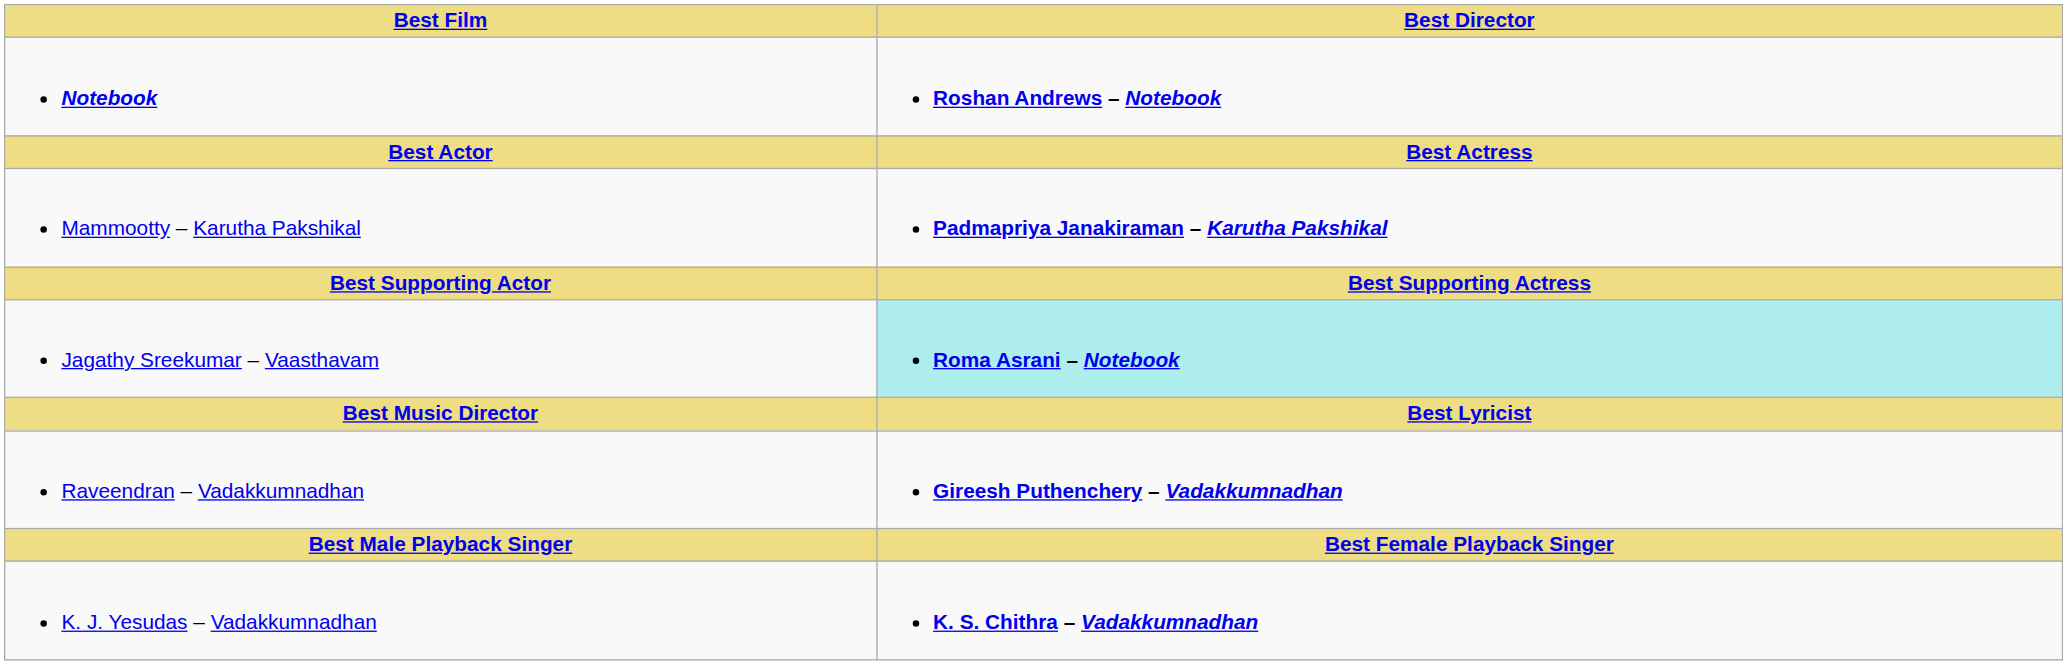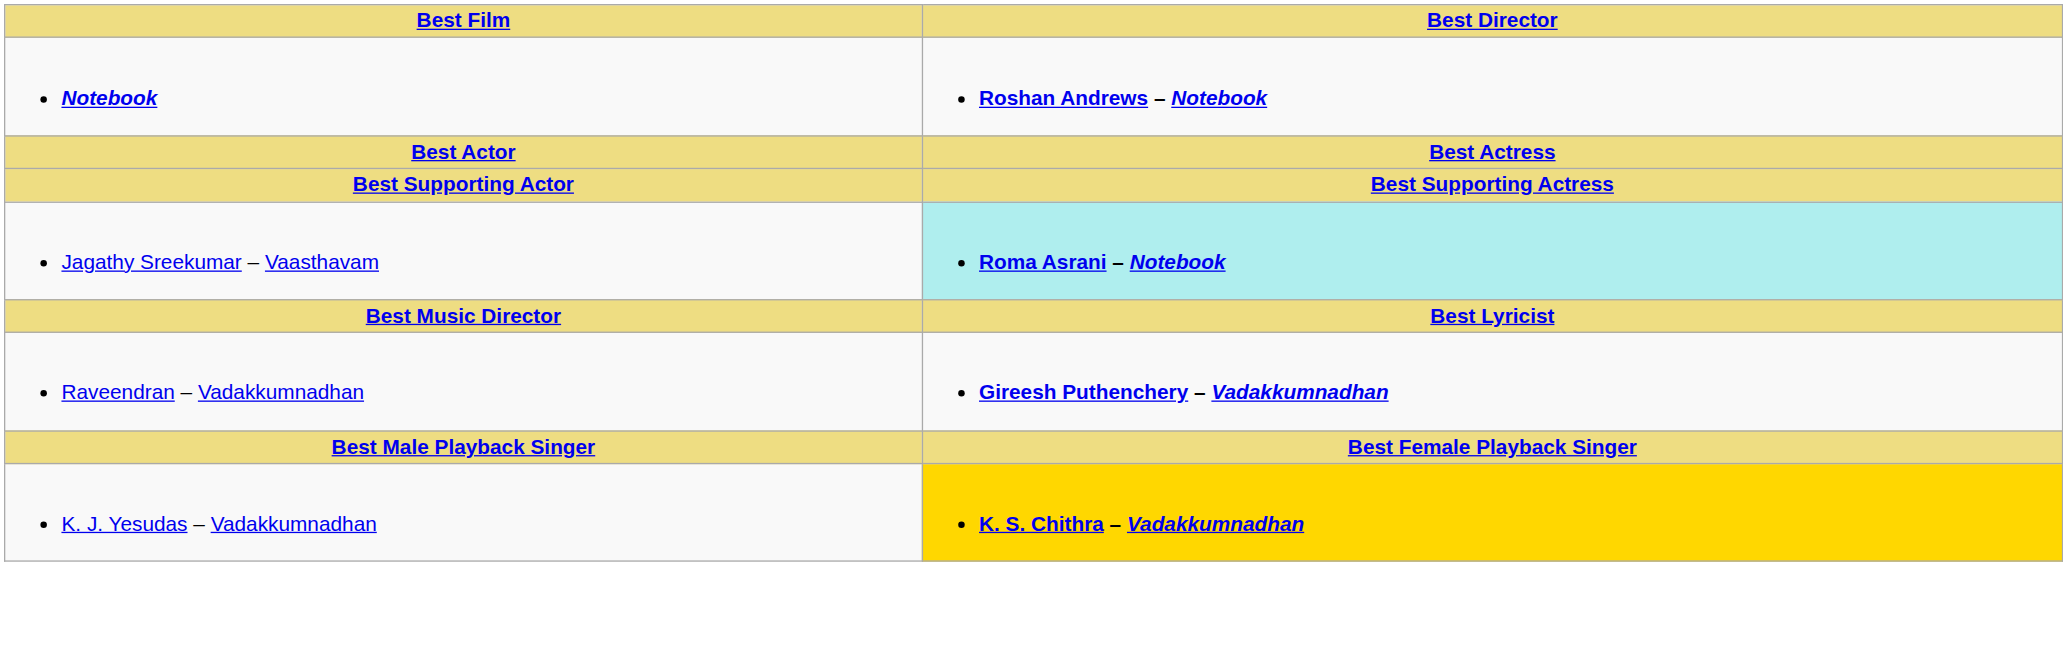- row: (440, 229)
(1469, 622) no background -> (1492, 524) gold background
